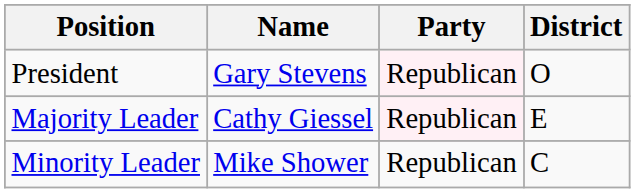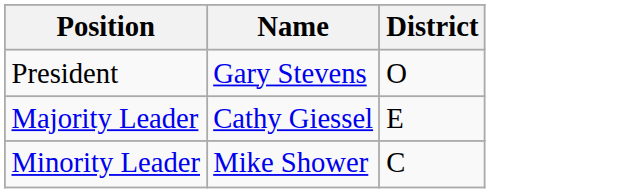- column: (451, 27)
